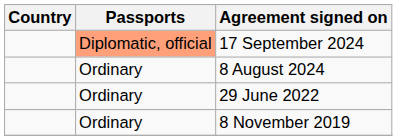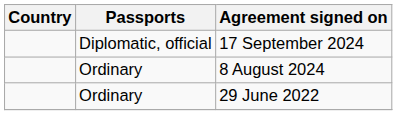(145, 43) lightsalmon background -> (145, 43) no background
- row: (285, 122)
